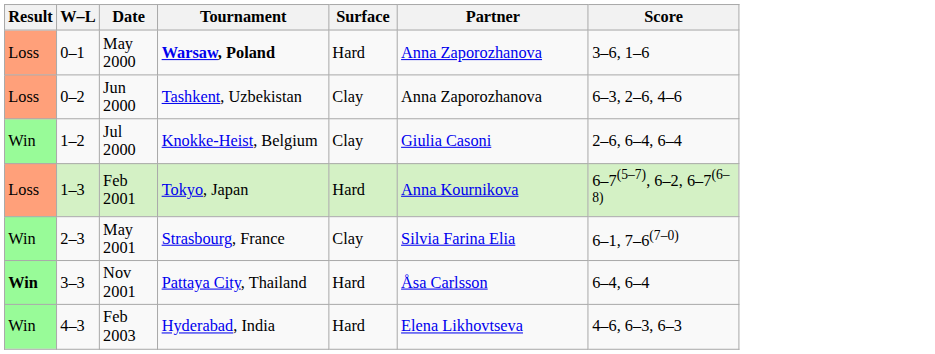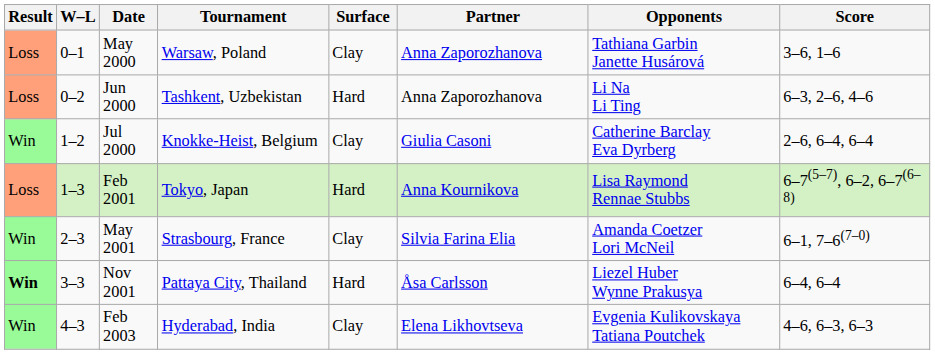+ column: (684, 17)
(218, 52) bold -> (214, 52) normal
(349, 52) Hard -> (348, 52) Clay
(348, 96) Clay -> (349, 96) Hard
(349, 326) Hard -> (348, 326) Clay
